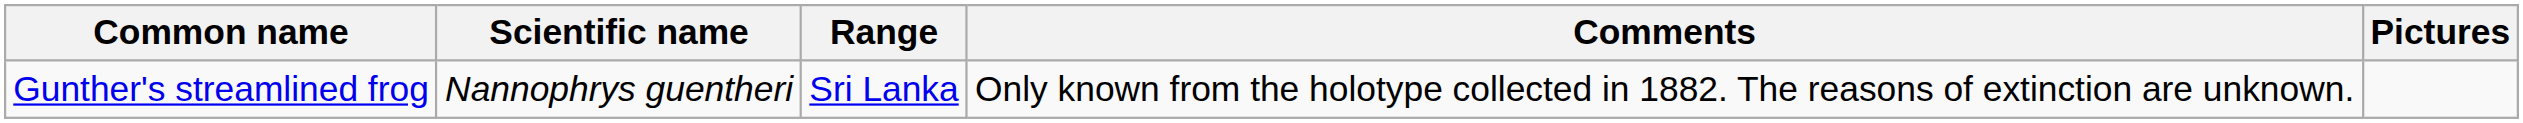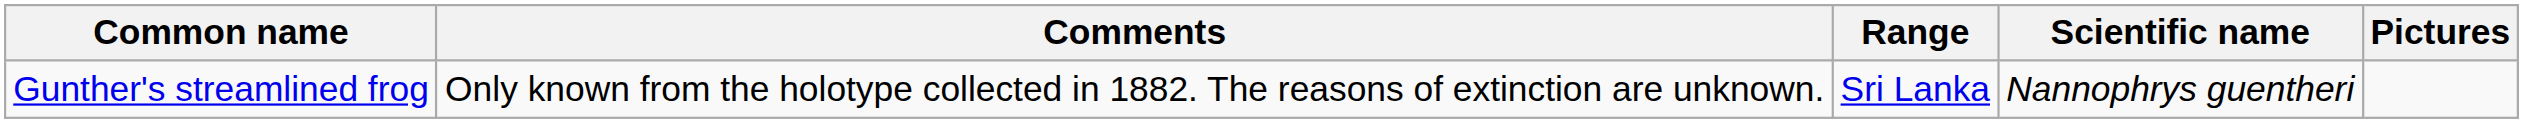columns swapped: (619, 32) <-> (1665, 32)
